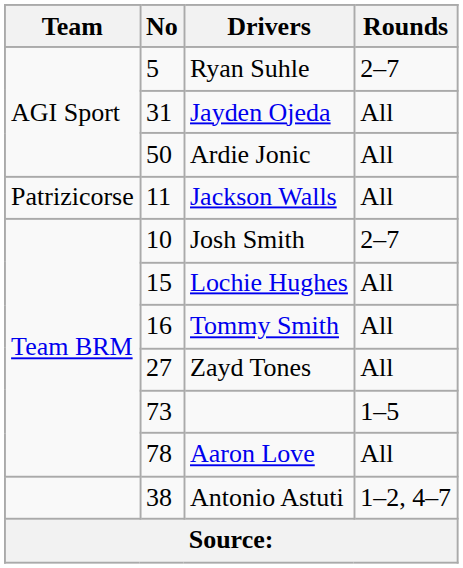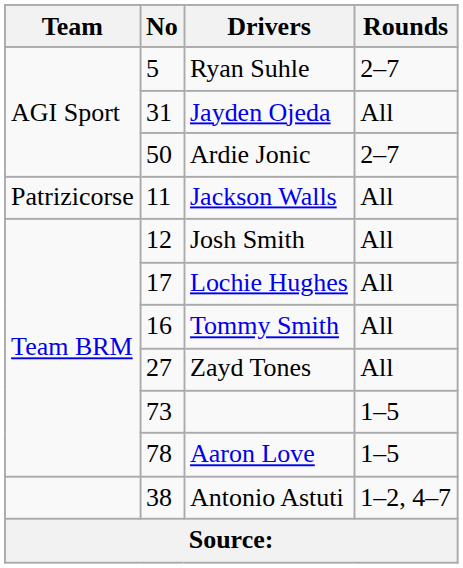(377, 154) All -> (380, 154) 2–7
(159, 239) 10 -> (159, 239) 12
(380, 239) 2–7 -> (377, 239) All
(159, 282) 15 -> (159, 282) 17
(377, 454) All -> (380, 454) 1–5
